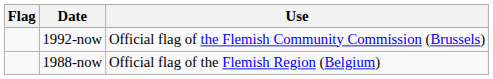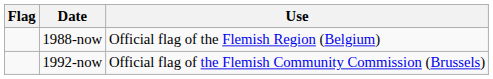rows swapped: (72, 62) <-> (72, 39)
